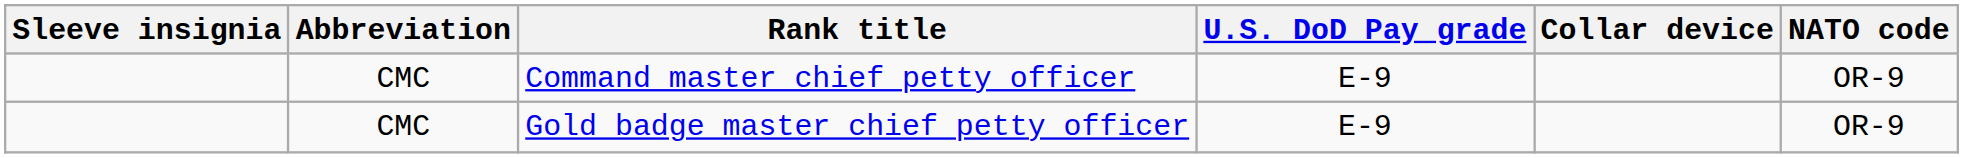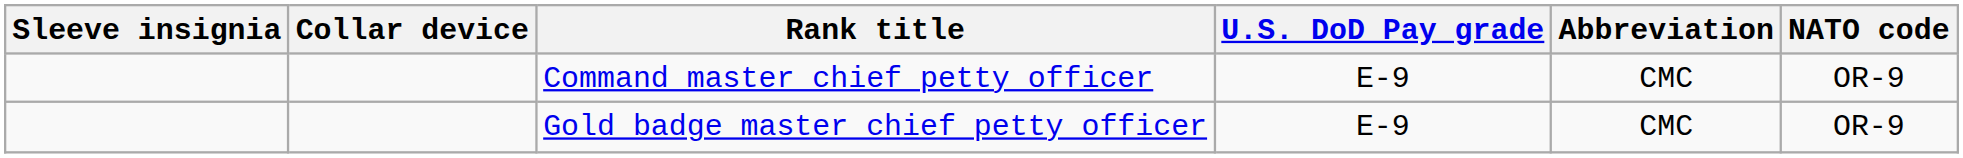columns swapped: (1657, 30) <-> (403, 30)
